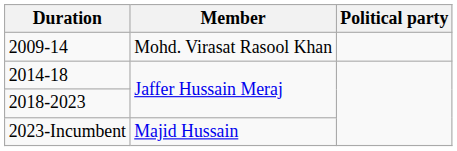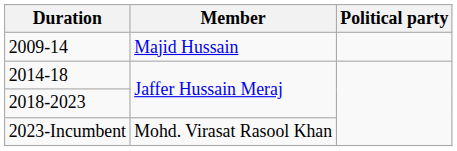(233, 46) Mohd. Virasat Rasool Khan -> (186, 46) Majid Hussain
(186, 131) Majid Hussain -> (233, 131) Mohd. Virasat Rasool Khan
